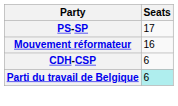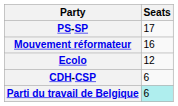+ row: (73, 61)
